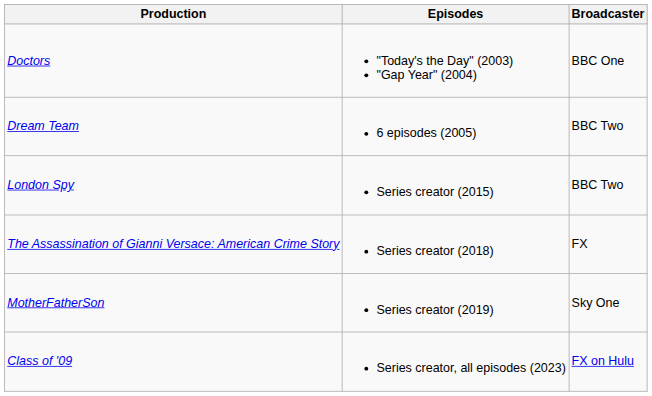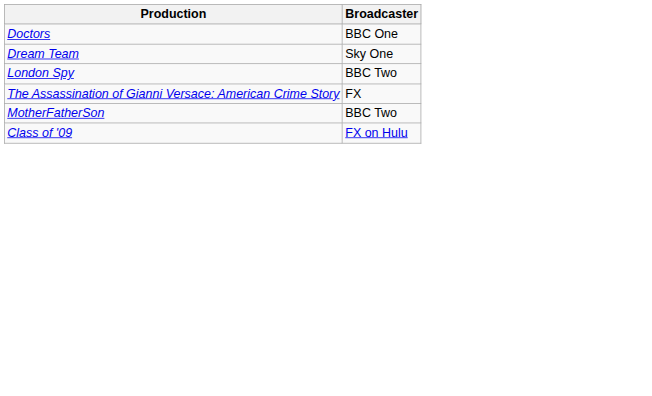- column: (456, 14)
(597, 126) BBC Two -> (369, 53) Sky One
(596, 302) Sky One -> (371, 113) BBC Two
